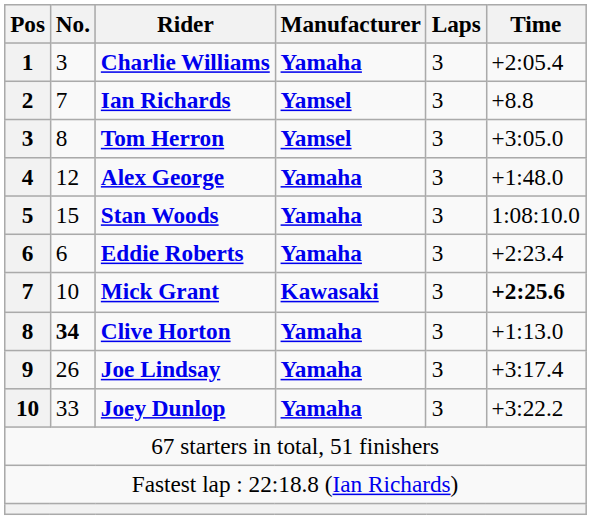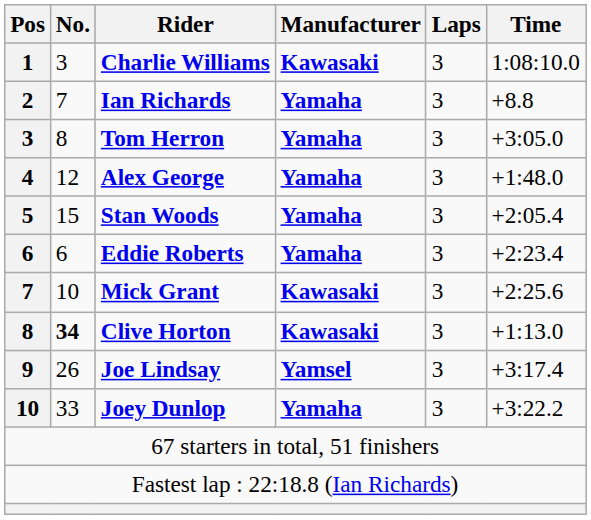(321, 62) Yamaha -> (330, 62) Kawasaki
(527, 62) +2:05.4 -> (536, 62) 1:08:10.0
(316, 100) Yamsel -> (321, 100) Yamaha
(316, 138) Yamsel -> (321, 138) Yamaha
(536, 215) 1:08:10.0 -> (527, 215) +2:05.4
(528, 292) bold -> (527, 292) normal
(321, 330) Yamaha -> (330, 330) Kawasaki
(321, 368) Yamaha -> (316, 368) Yamsel
